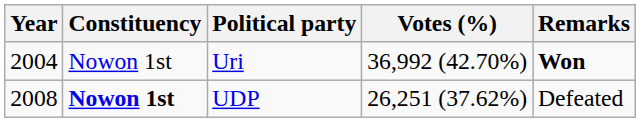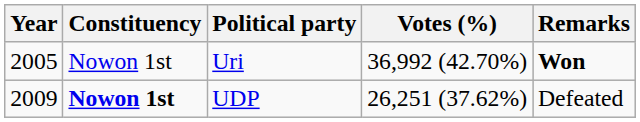(34, 60) 2004 -> (34, 60) 2005
(34, 98) 2008 -> (34, 98) 2009
